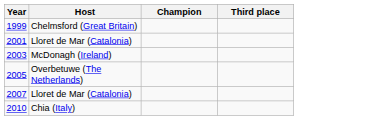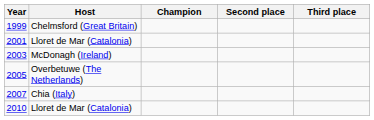+ column: (255, 12)
(81, 94) Lloret de Mar (Catalonia) -> (53, 94) Chia (Italy)
(53, 109) Chia (Italy) -> (81, 109) Lloret de Mar (Catalonia)
